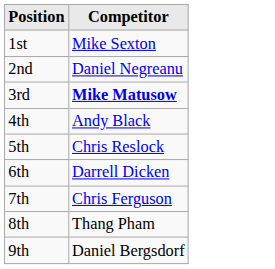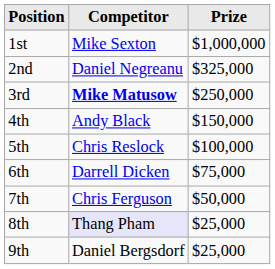+ column: (229, 17)
(113, 224) no background -> (113, 224) lavender background
